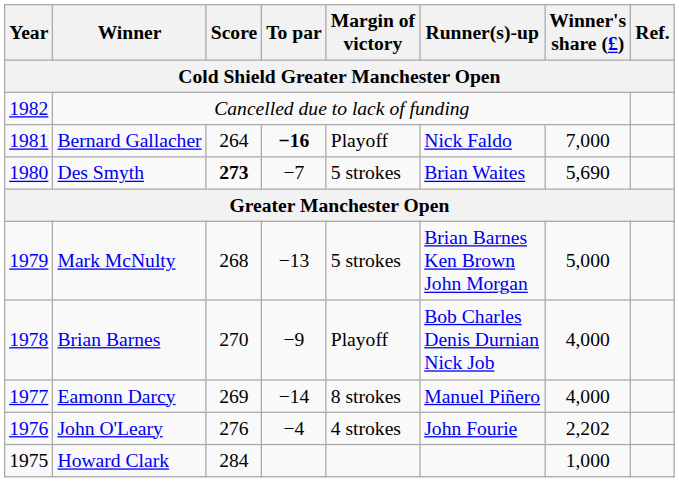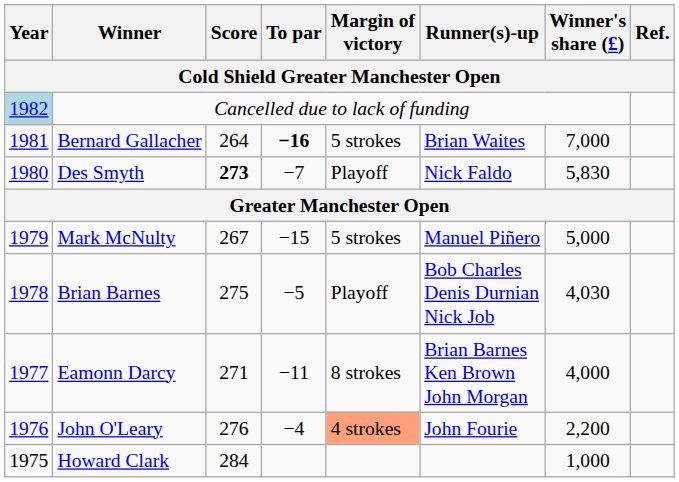(29, 108) no background -> (29, 108) lightblue background
(359, 141) Playoff -> (366, 141) 5 strokes
(468, 141) Nick Faldo -> (475, 141) Brian Waites
(366, 173) 5 strokes -> (359, 173) Playoff
(475, 173) Brian Waites -> (468, 173) Nick Faldo
(588, 173) 5,690 -> (588, 173) 5,830
(234, 261) 268 -> (234, 238) 267
(294, 261) −13 -> (294, 238) −15
(476, 261) Brian Barnes Ken Brown John Morgan -> (482, 238) Manuel Piñero
(234, 340) 270 -> (234, 293) 275
(294, 340) −9 -> (294, 293) −5
(588, 340) 4,000 -> (588, 293) 4,030
(234, 395) 269 -> (234, 372) 271
(294, 395) −14 -> (294, 372) −11
(482, 395) Manuel Piñero -> (476, 372) Brian Barnes Ken Brown John Morgan
(366, 427) no background -> (366, 427) lightsalmon background
(588, 427) 2,202 -> (588, 427) 2,200
